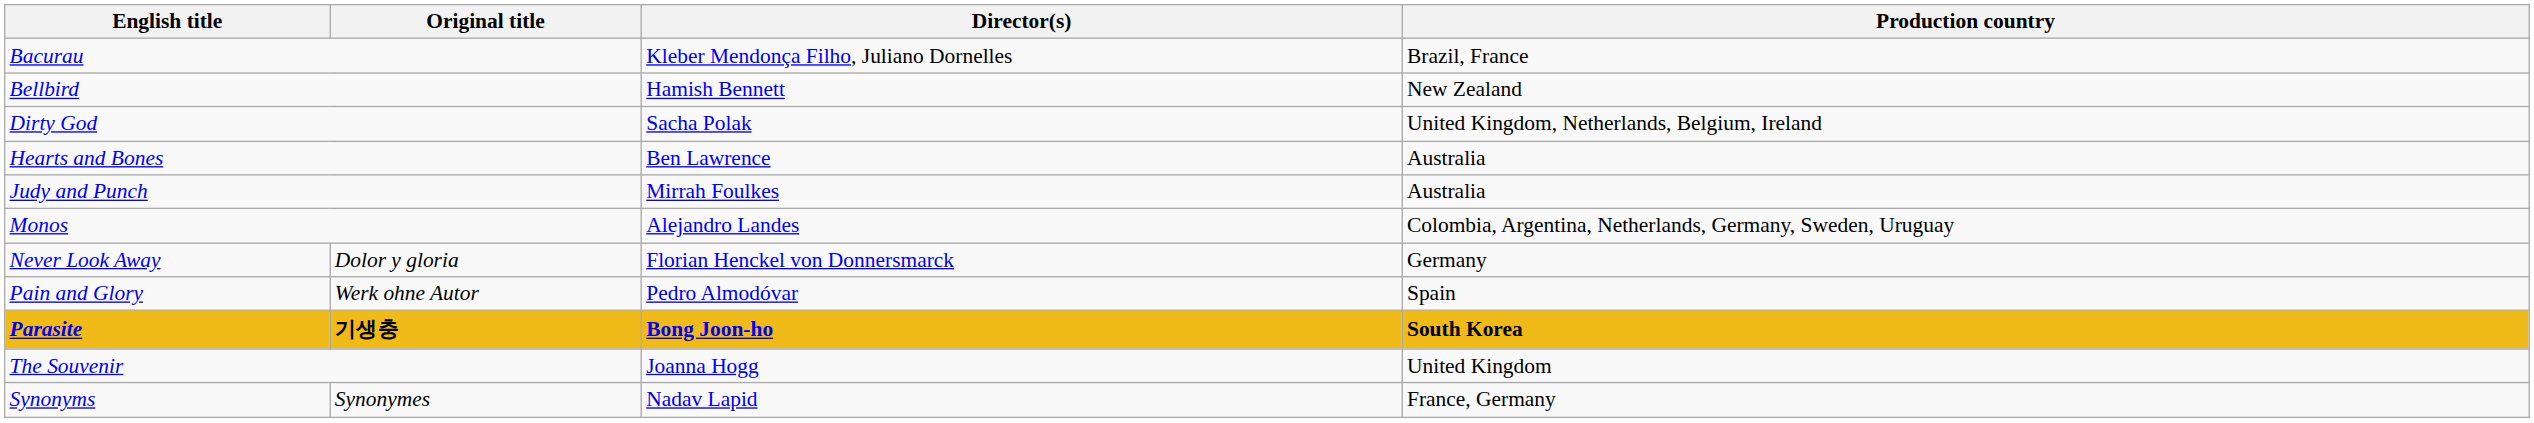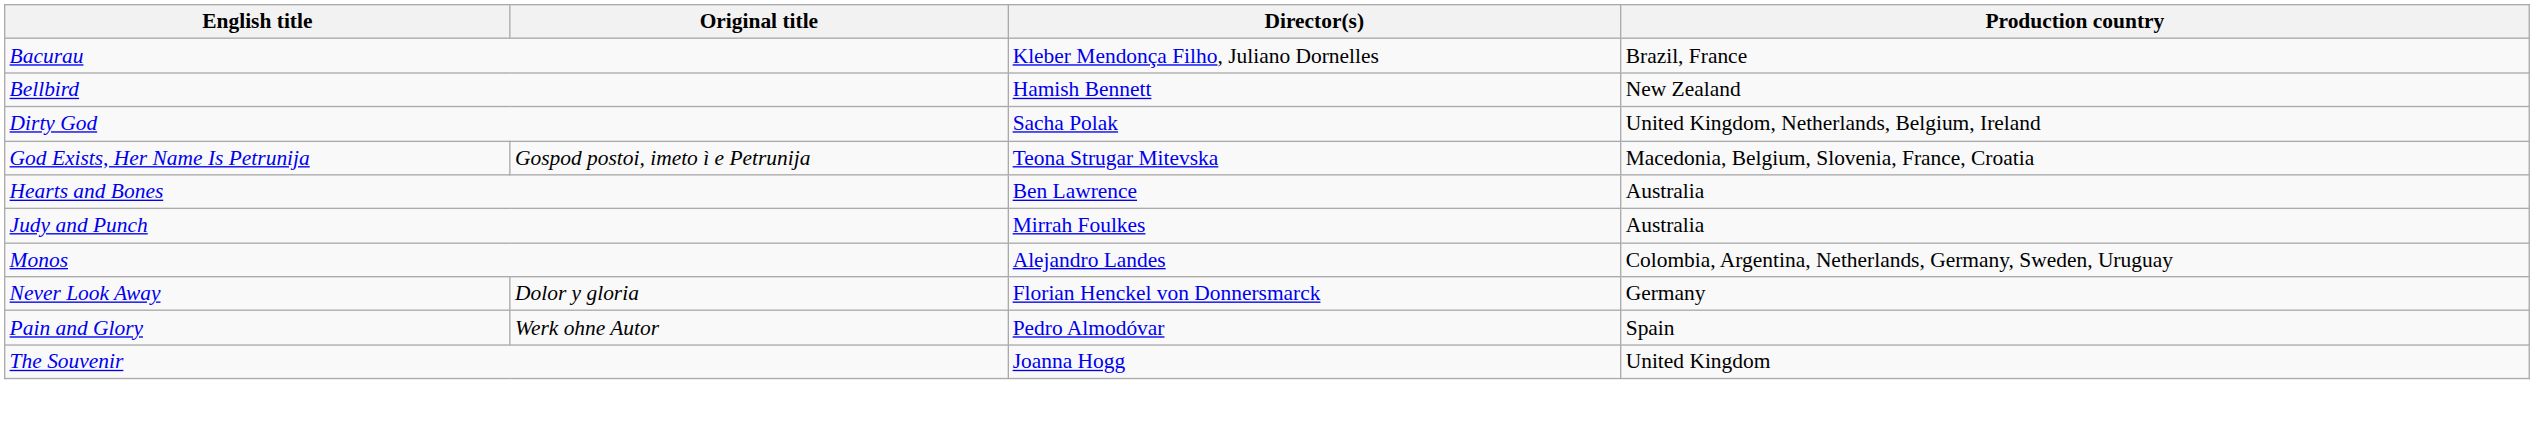+ row: (160, 157)
- row: (46, 329)
- row: (52, 399)
